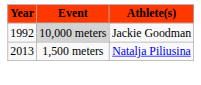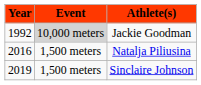(22, 51) 2013 -> (20, 51) 2016
+ row: (152, 70)
